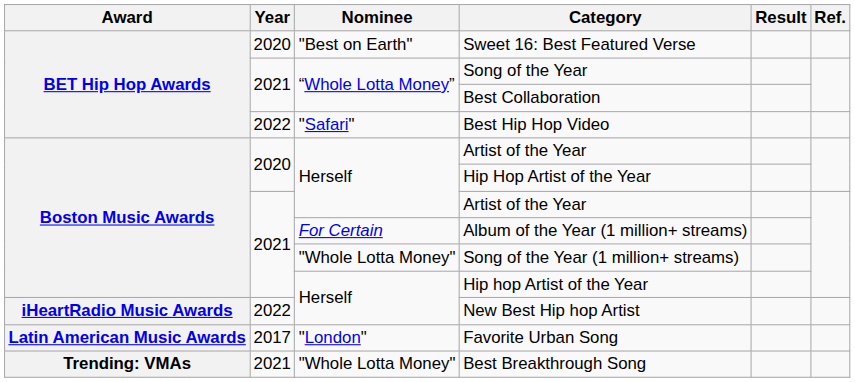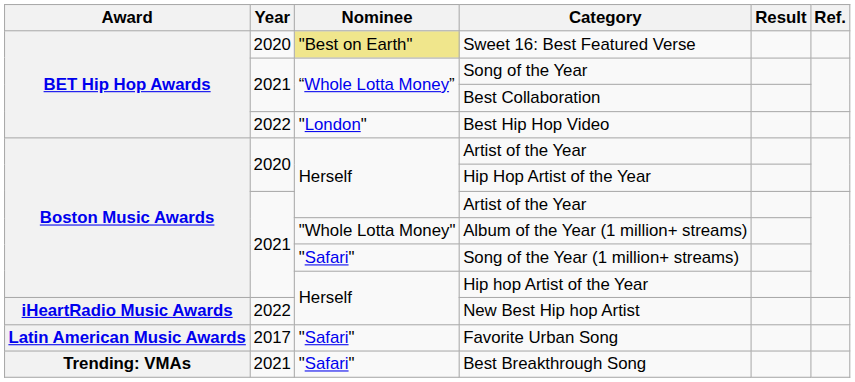(356, 44) no background -> (356, 44) khaki background
(327, 124) "Safari" -> (333, 124) "London"
(341, 230) For Certain -> (377, 230) "Whole Lotta Money"
(377, 257) "Whole Lotta Money" -> (327, 257) "Safari"
(333, 337) "London" -> (327, 337) "Safari"
(377, 364) "Whole Lotta Money" -> (327, 364) "Safari"
